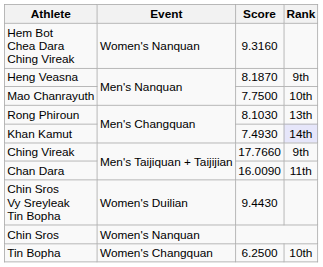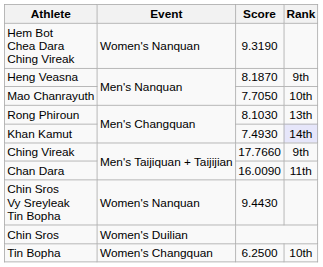(260, 46) 9.3160 -> (260, 46) 9.3190
(260, 96) 7.7500 -> (260, 96) 7.7050
(144, 203) Women's Duilian -> (150, 203) Women's Nanquan
(150, 235) Women's Nanquan -> (144, 235) Women's Duilian
